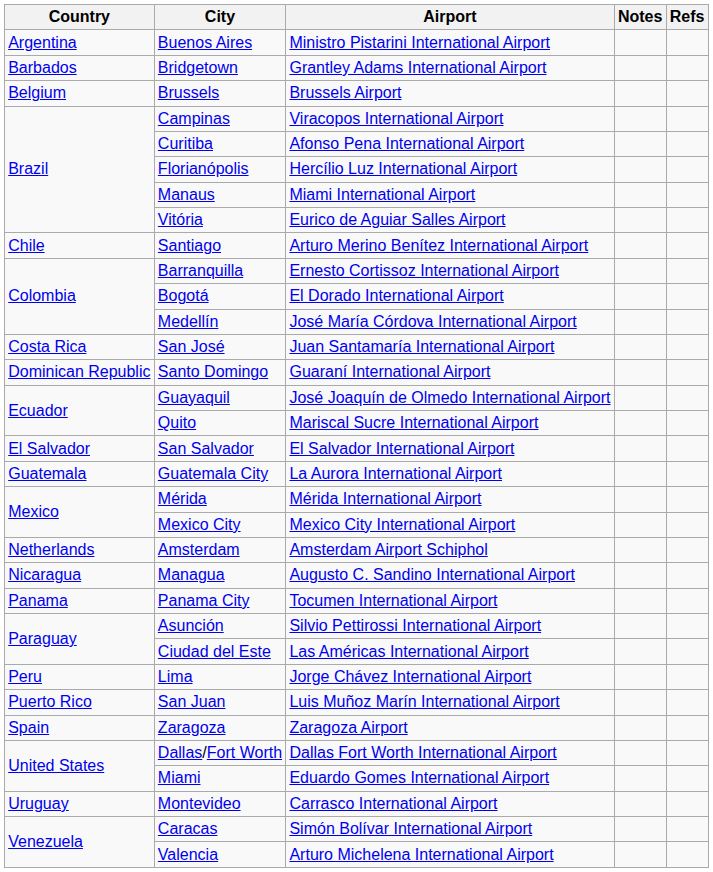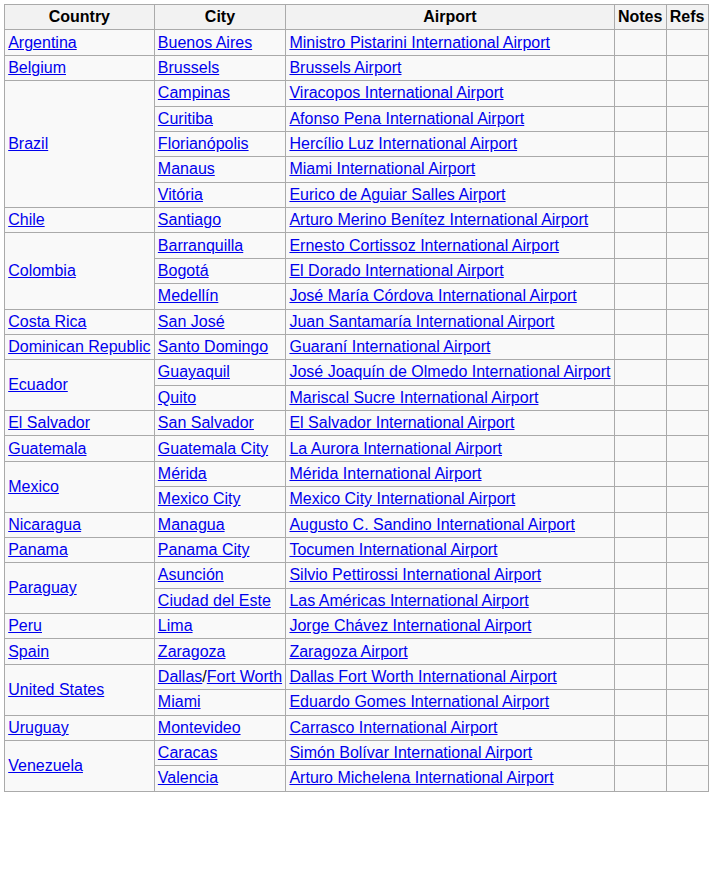- row: (198, 67)
- row: (199, 550)
- row: (192, 702)
